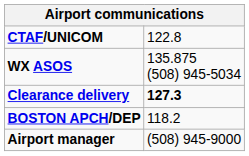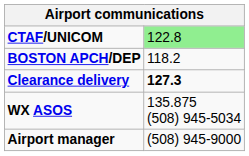(164, 37) no background -> (164, 37) lightgreen background
rows swapped: (40, 66) <-> (74, 118)
